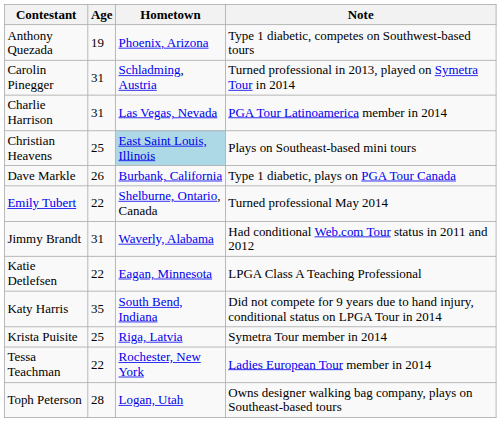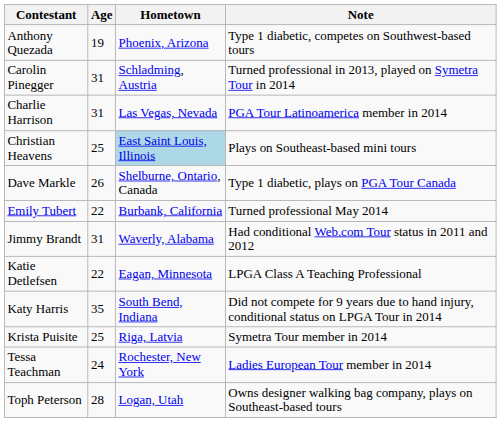(170, 175) Burbank, California -> (169, 183) Shelburne, Ontario, Canada
(169, 203) Shelburne, Ontario, Canada -> (170, 210) Burbank, California
(97, 364) 22 -> (97, 364) 24
